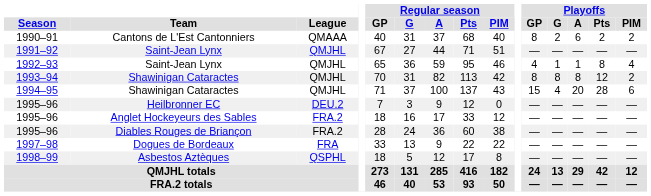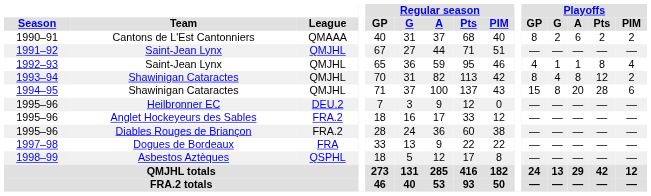(557, 77) 8 -> (557, 77) 4
(557, 91) 4 -> (557, 91) 8
